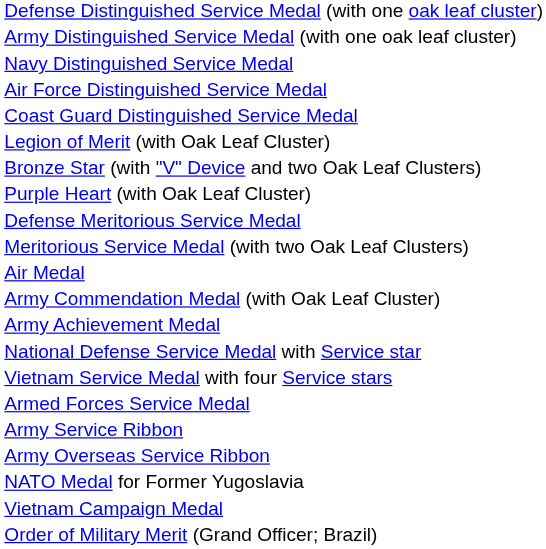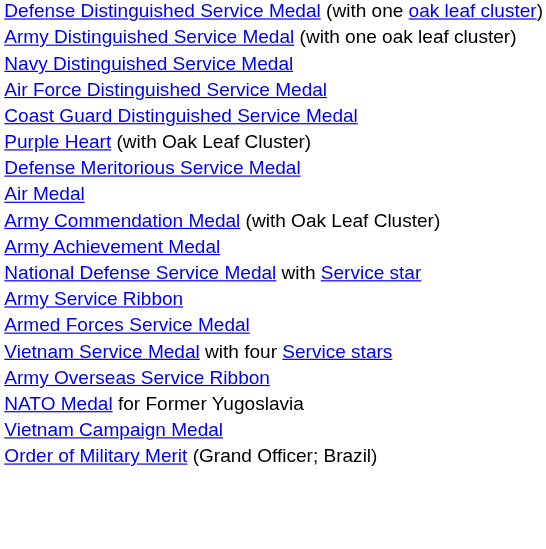- row: (167, 142)
- row: (243, 168)
- row: (237, 246)
rows swapped: (198, 377) <-> (94, 430)
